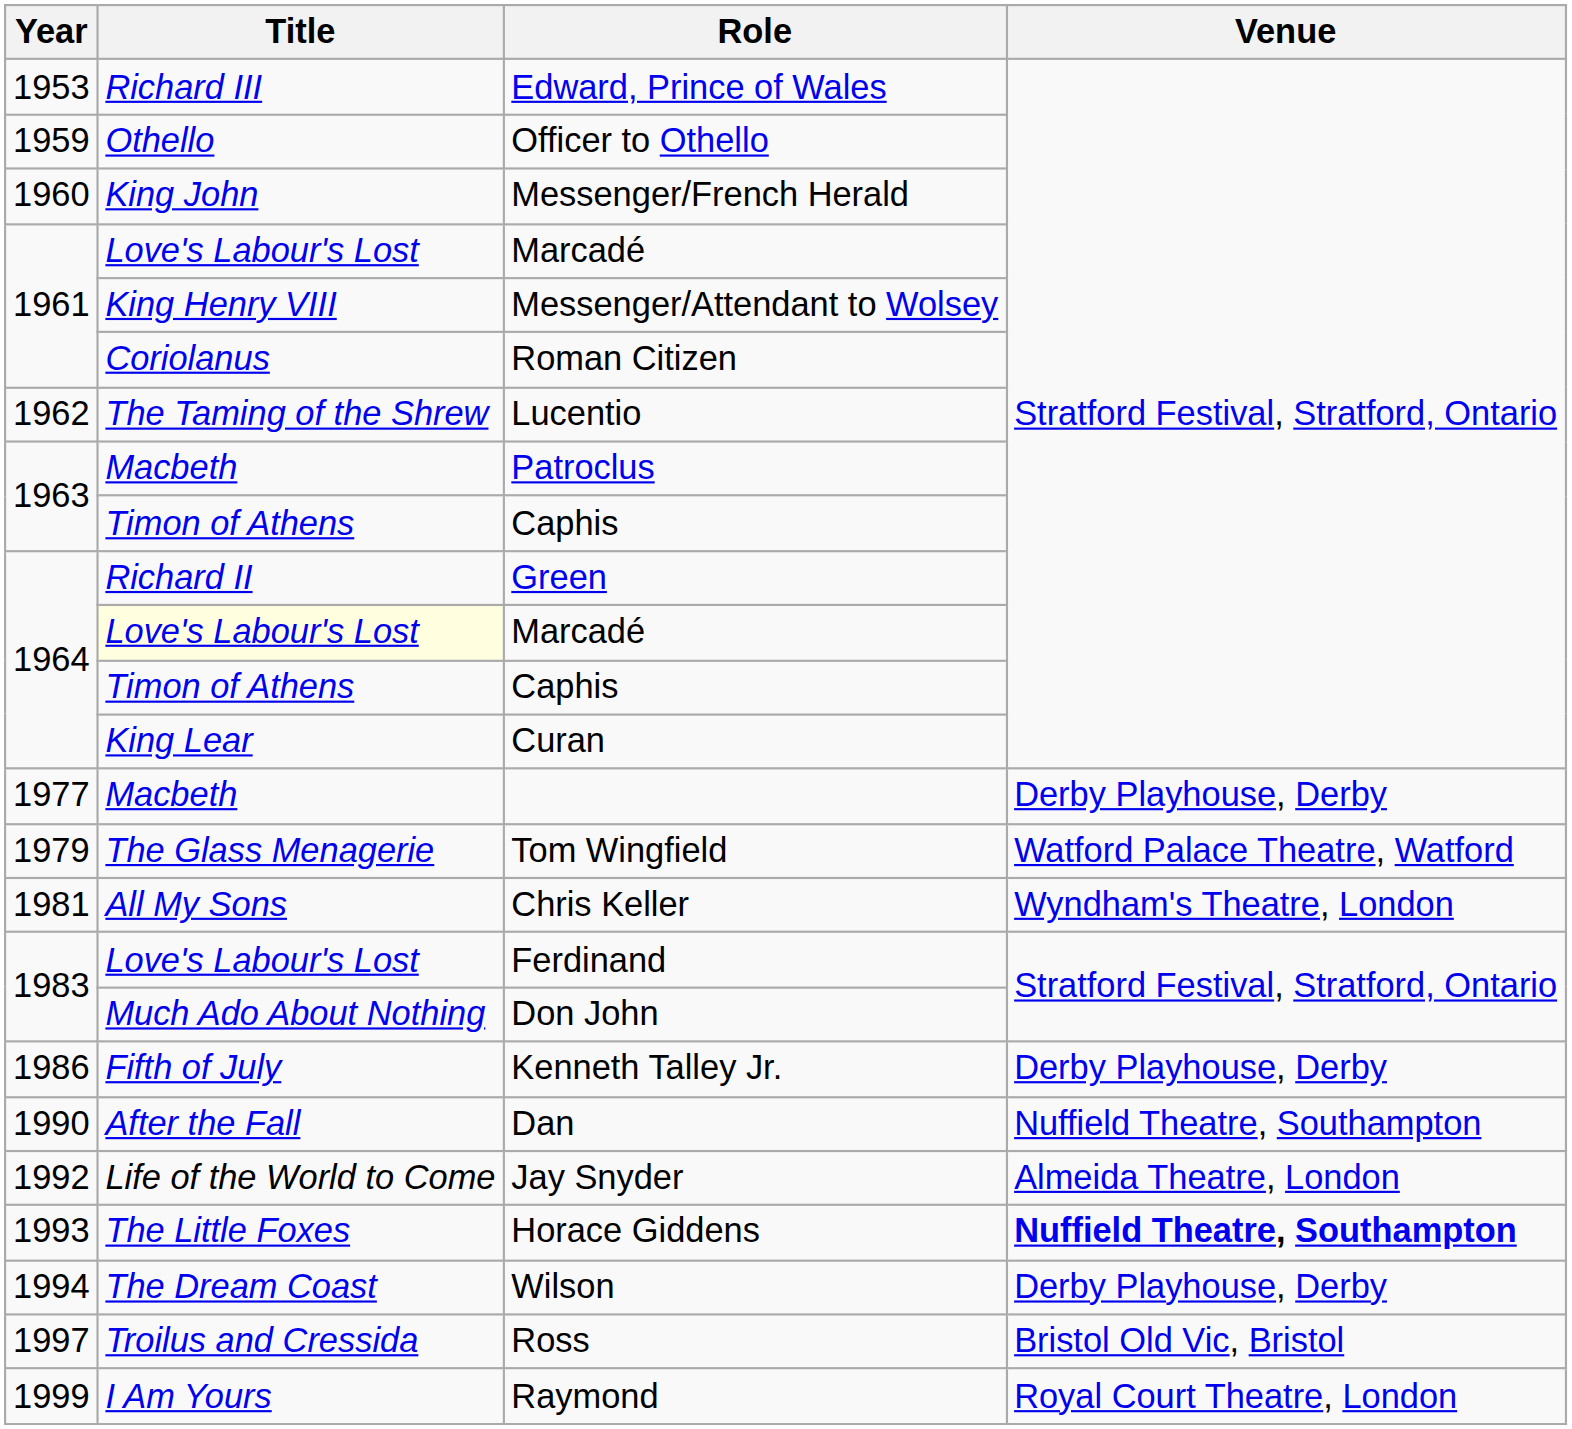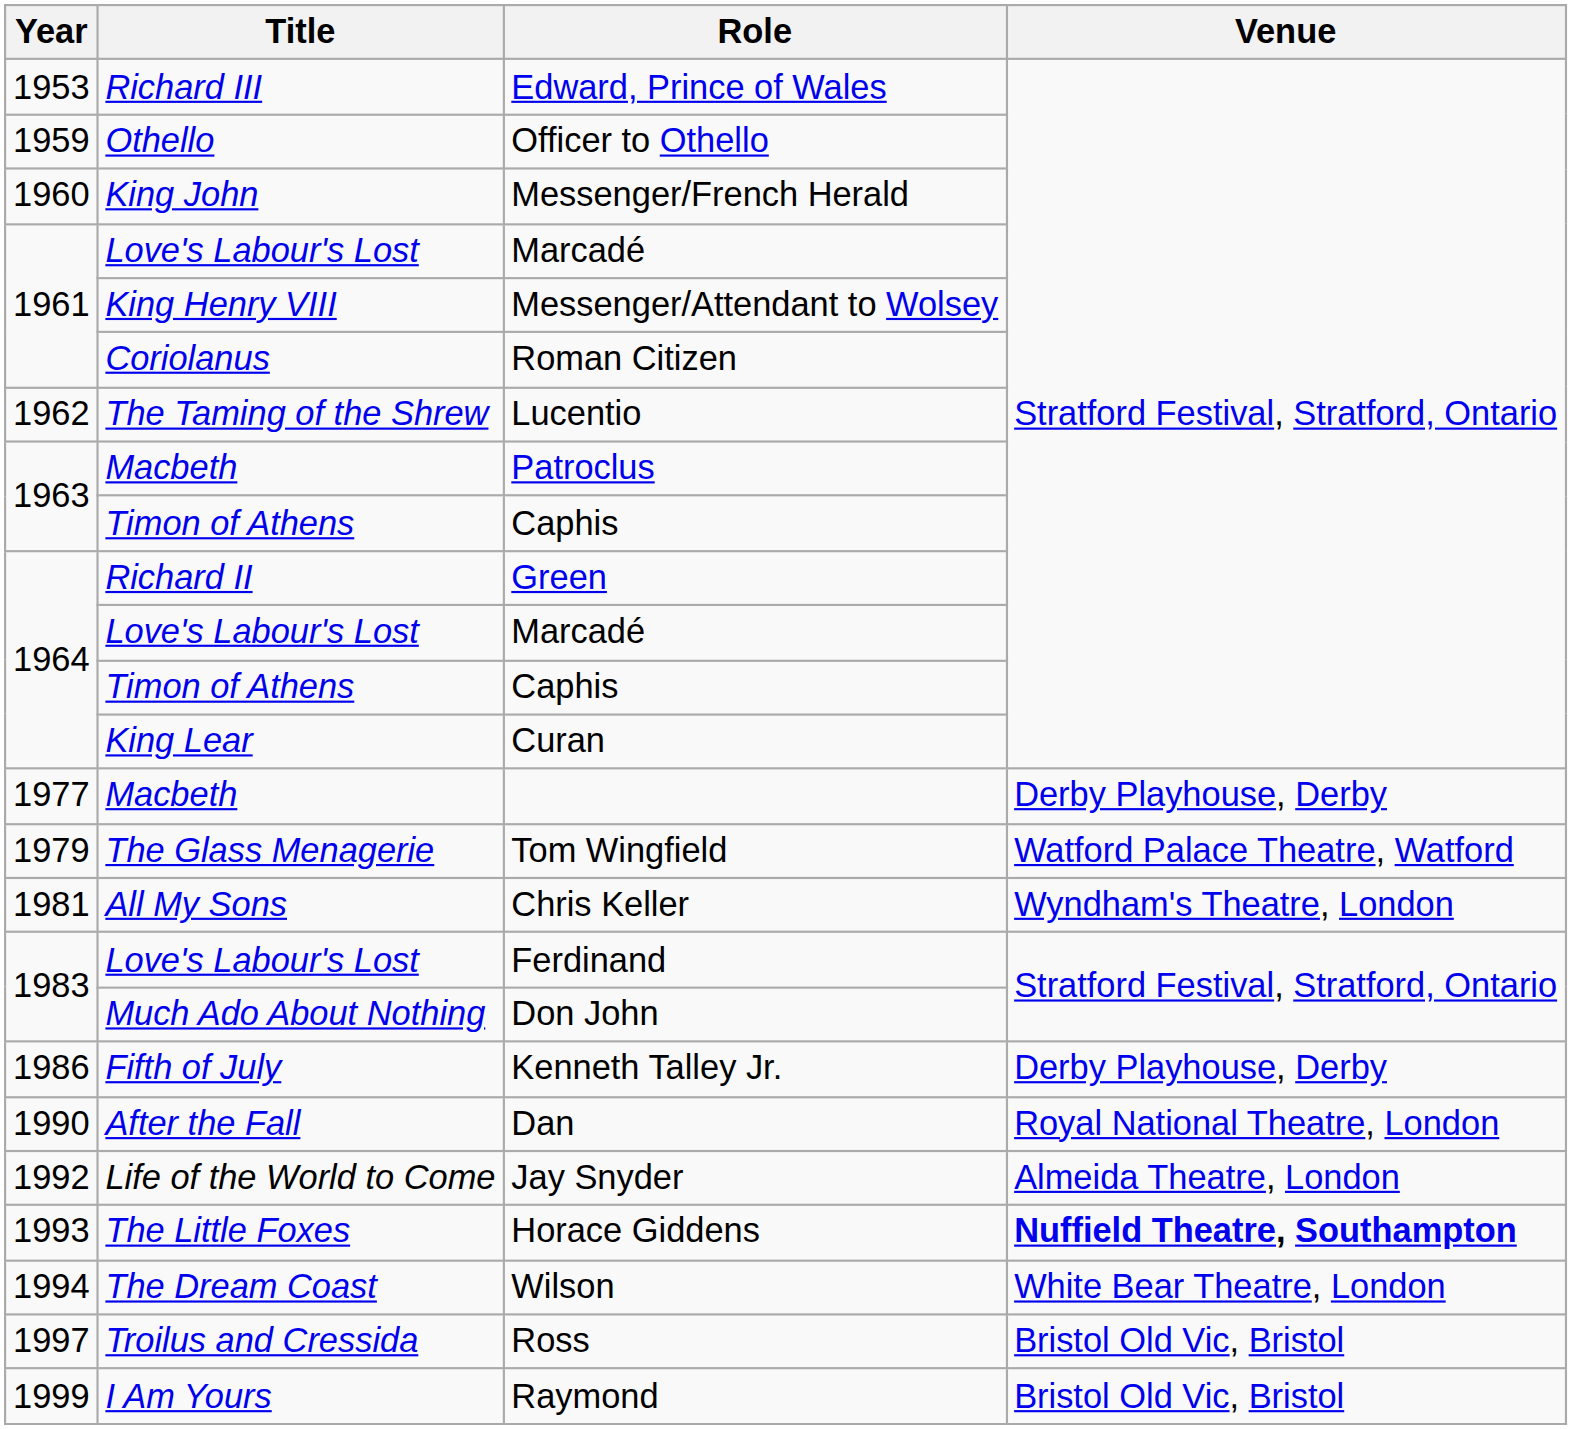(262, 631) lightyellow background -> (262, 631) no background
(1248, 1122) Nuffield Theatre, Southampton -> (1257, 1122) Royal National Theatre, London
(1201, 1286) Derby Playhouse, Derby -> (1230, 1286) White Bear Theatre, London
(1236, 1395) Royal Court Theatre, London -> (1179, 1395) Bristol Old Vic, Bristol
